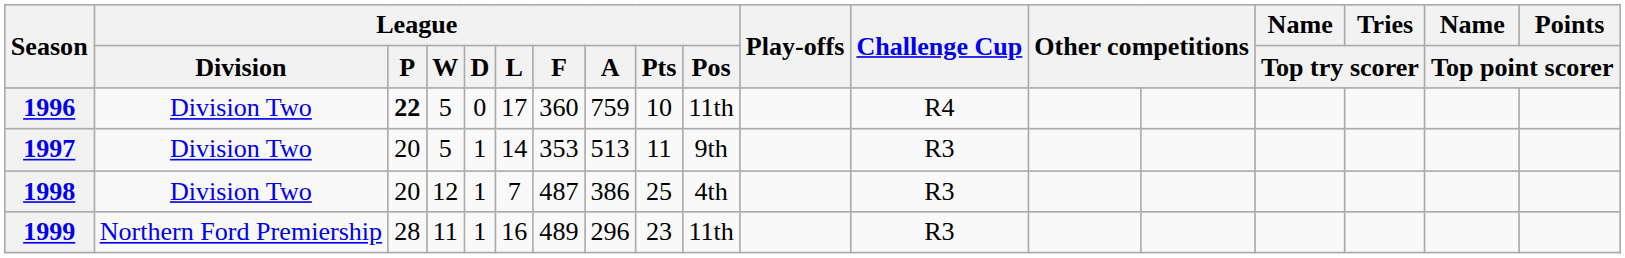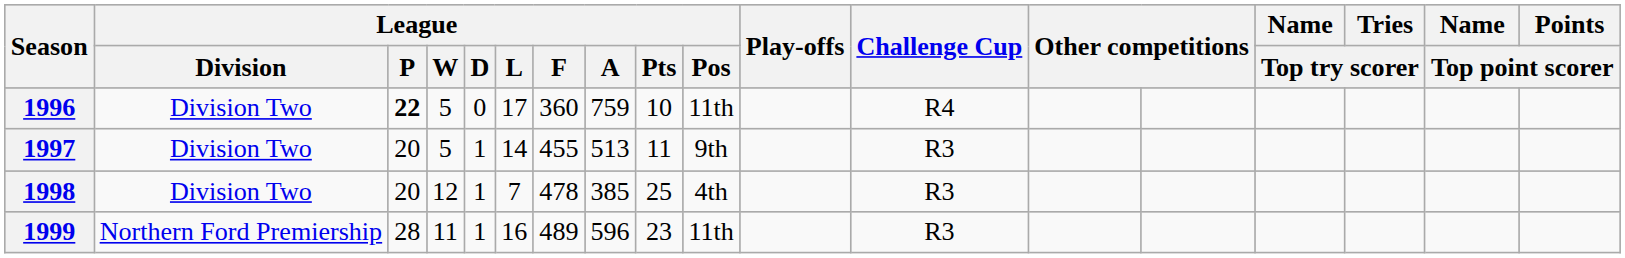(559, 149) 353 -> (559, 149) 455
(559, 190) 487 -> (559, 190) 478
(610, 190) 386 -> (610, 190) 385
(610, 231) 296 -> (610, 231) 596
